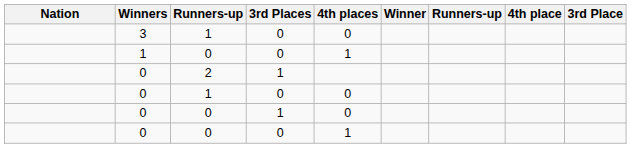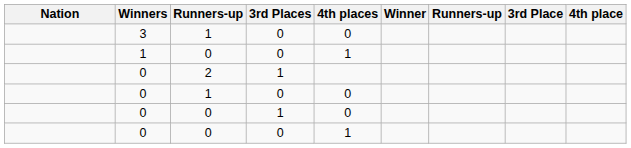columns swapped: (595, 14) <-> (535, 14)
